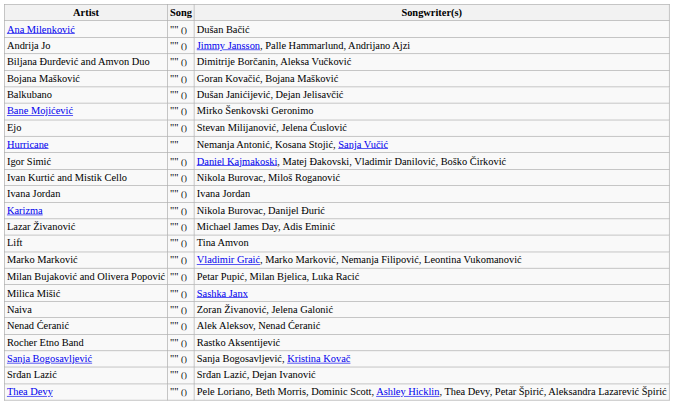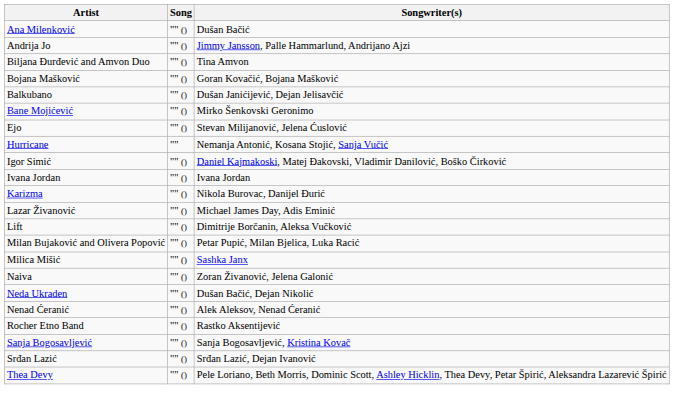(274, 62) Dimitrije Borčanin, Aleksa Vučković -> (223, 62) Tina Amvon
- row: (67, 177)
(223, 243) Tina Amvon -> (274, 227) Dimitrije Borčanin, Aleksa Vučković
- row: (42, 260)
+ row: (37, 293)
